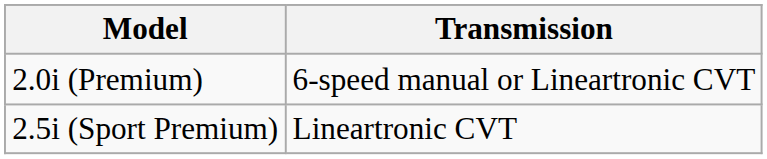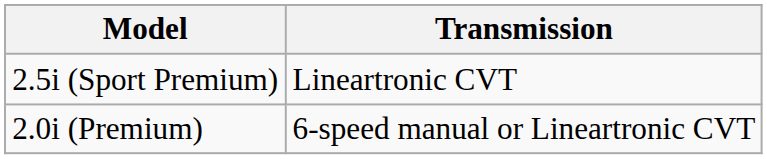rows swapped: (145, 128) <-> (107, 78)
